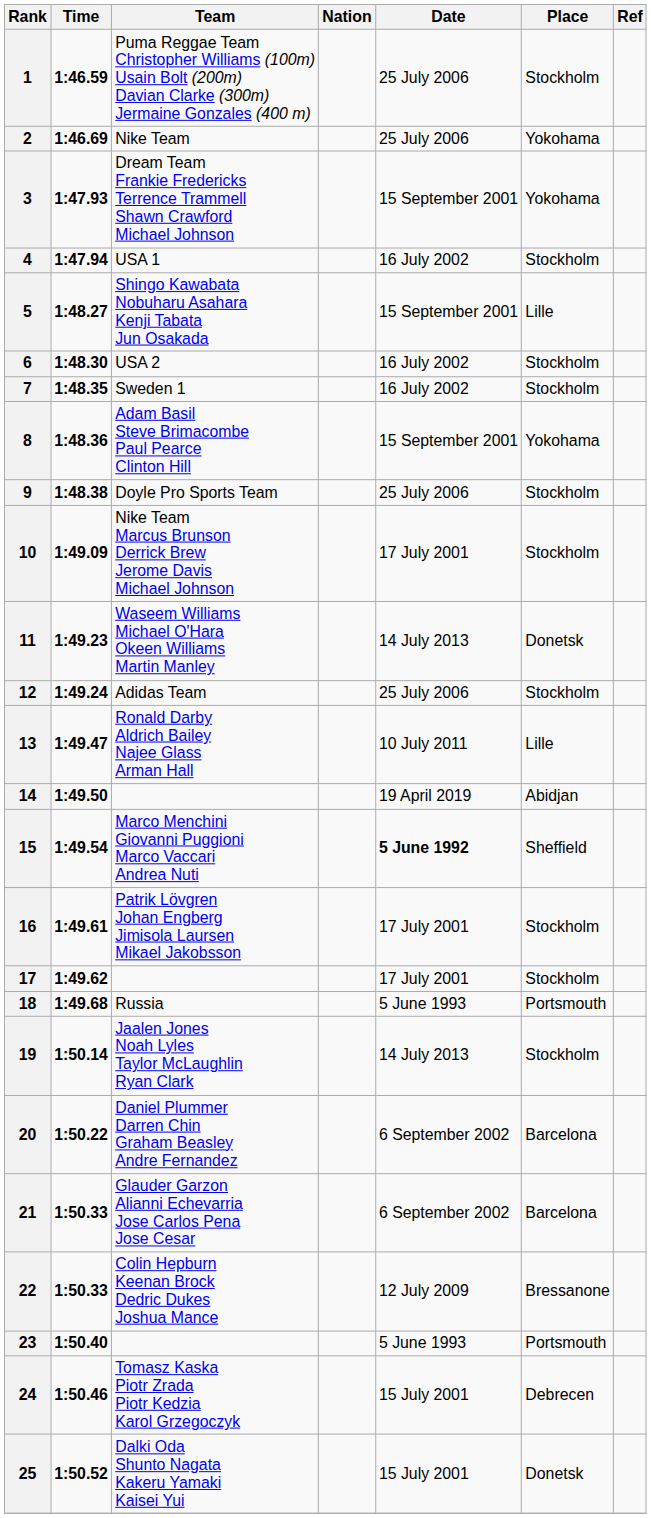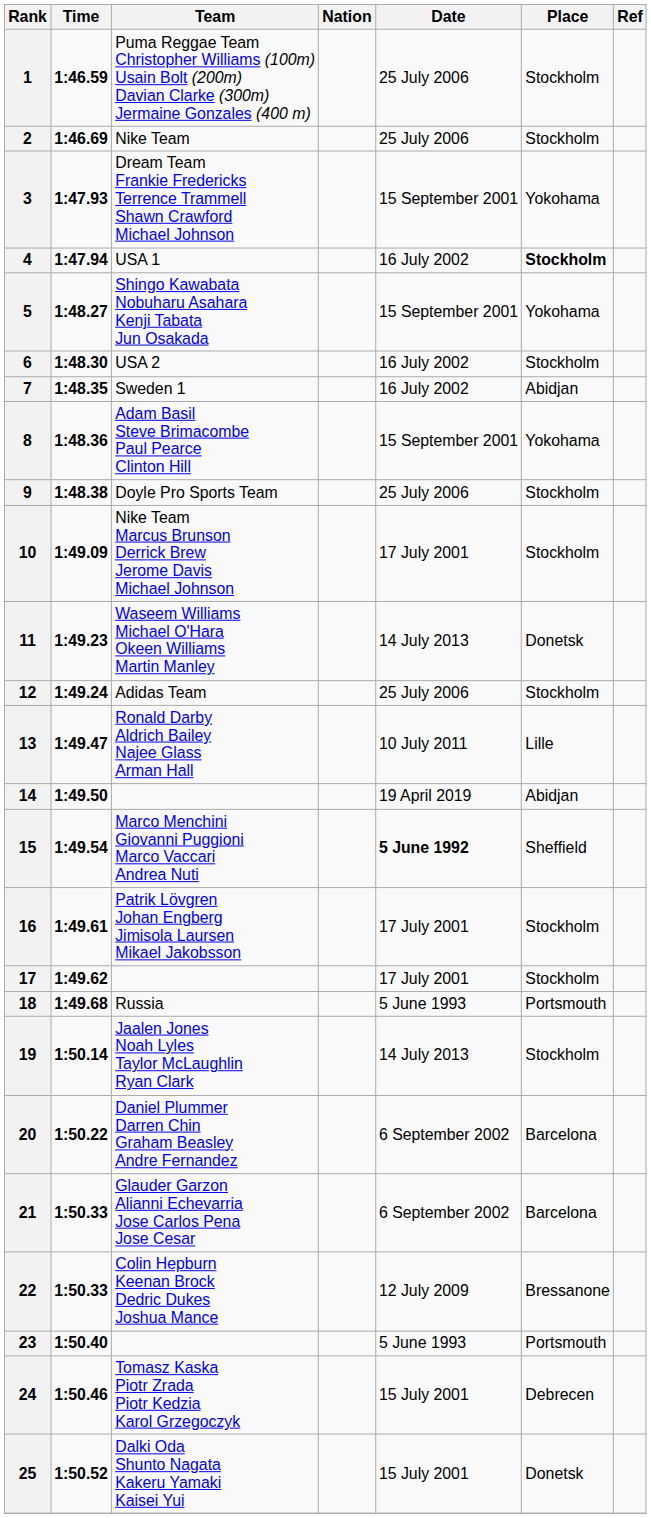(562, 138) Yokohama -> (562, 138) Stockholm
(562, 260) normal -> (566, 260) bold
(539, 311) Lille -> (562, 311) Yokohama
(562, 388) Stockholm -> (552, 388) Abidjan
